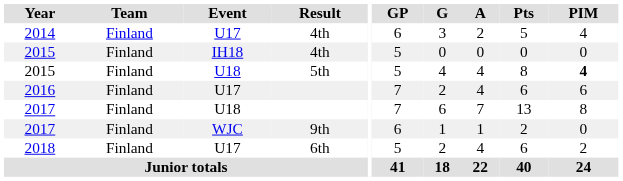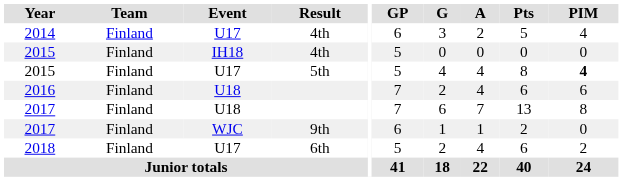(227, 71) U18 -> (227, 71) U17
(227, 90) U17 -> (227, 90) U18
